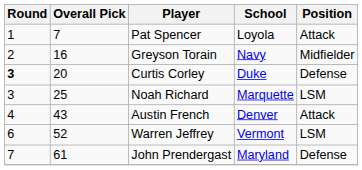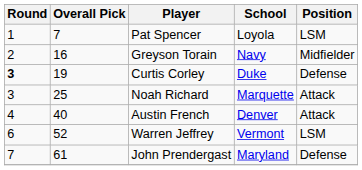(317, 34) Attack -> (313, 34) LSM
(60, 74) 20 -> (60, 74) 19
(313, 94) LSM -> (317, 94) Attack
(60, 114) 43 -> (60, 114) 40
